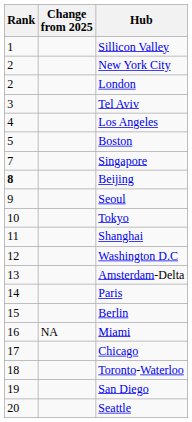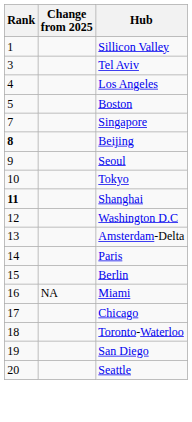- row: (134, 65)
- row: (117, 84)
(13, 236) normal -> (13, 198) bold
